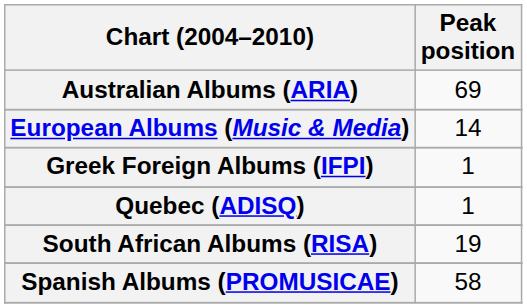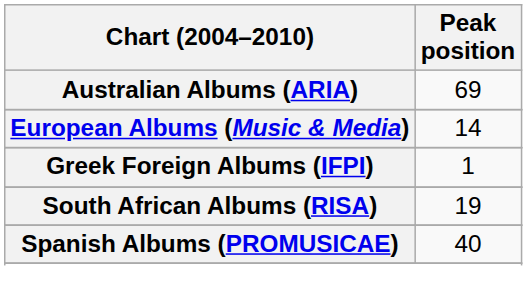- row: (210, 205)
(468, 282) 58 -> (468, 243) 40
